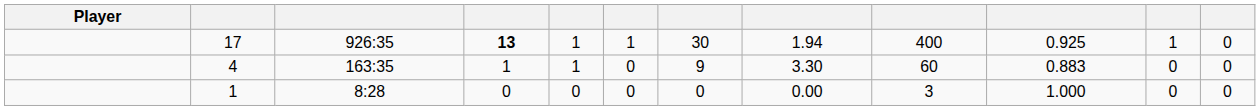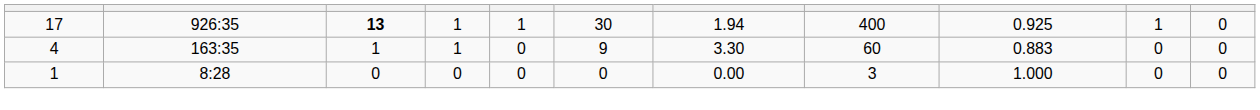- column: (98, 17)
